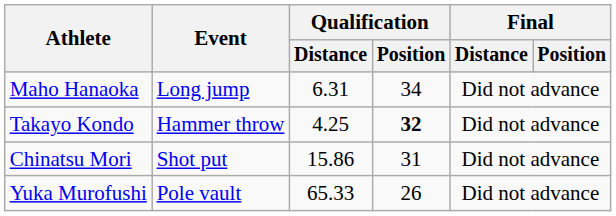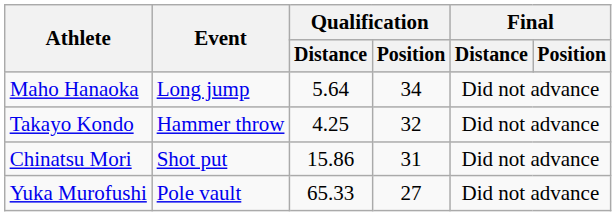(331, 89) 6.31 -> (331, 89) 5.64
(411, 124) bold -> (411, 124) normal
(411, 193) 26 -> (411, 193) 27
